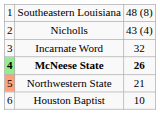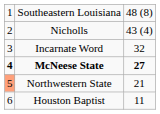(10, 65) lightgreen background -> (10, 65) no background
(139, 65) 26 -> (139, 65) 27
(139, 100) 10 -> (139, 100) 11
